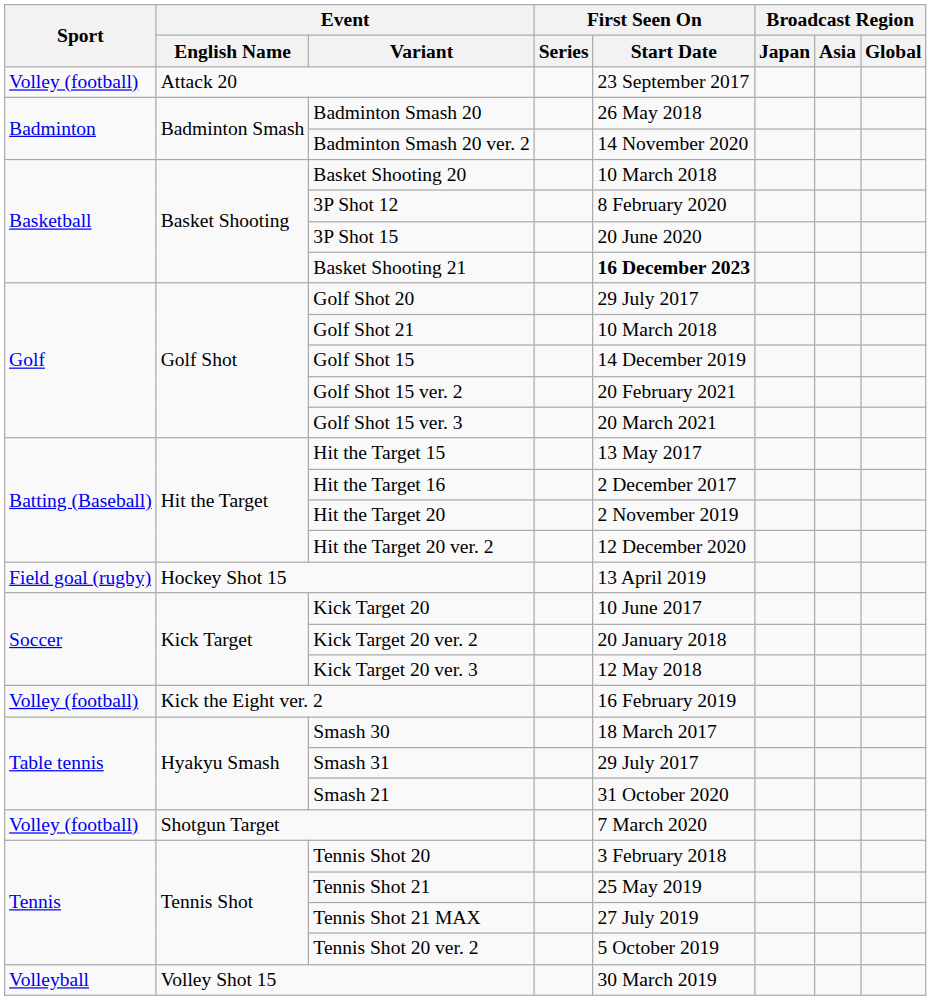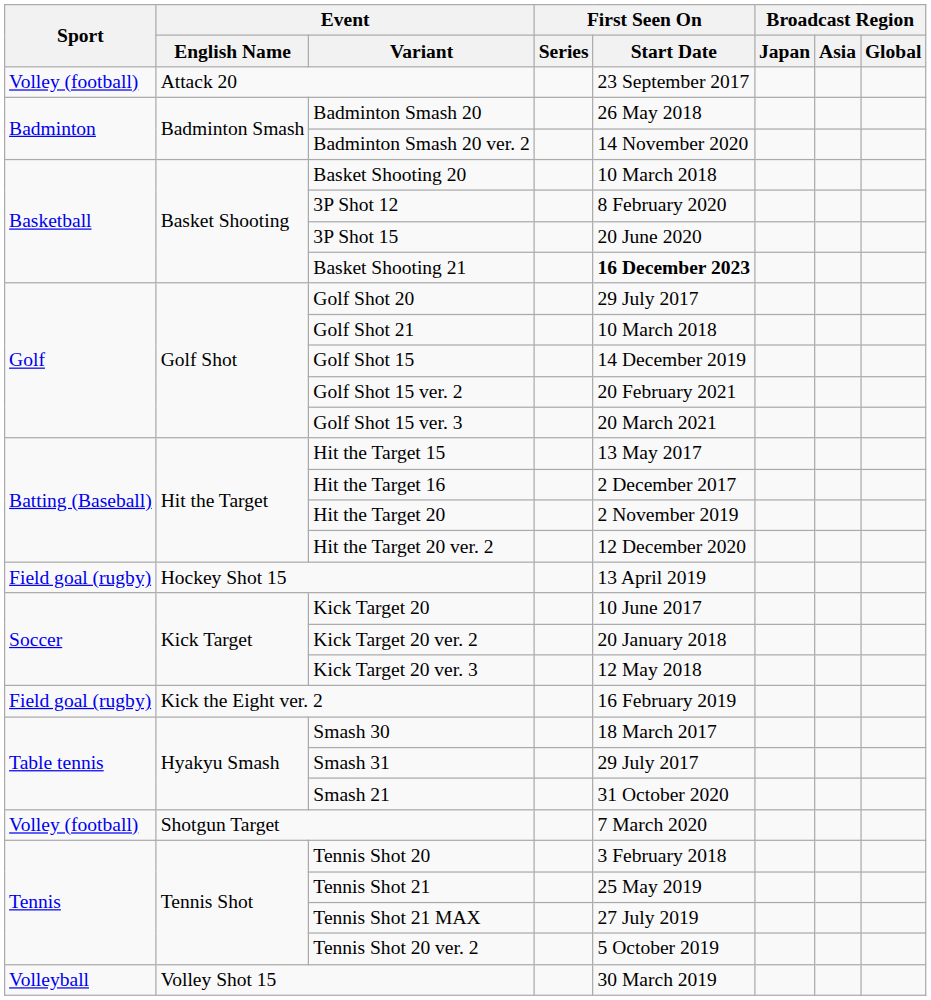(74, 701) Volley (football) -> (80, 701) Field goal (rugby)
